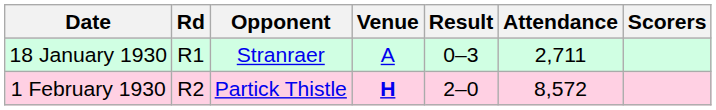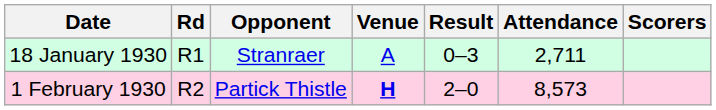(561, 88) 8,572 -> (561, 88) 8,573
